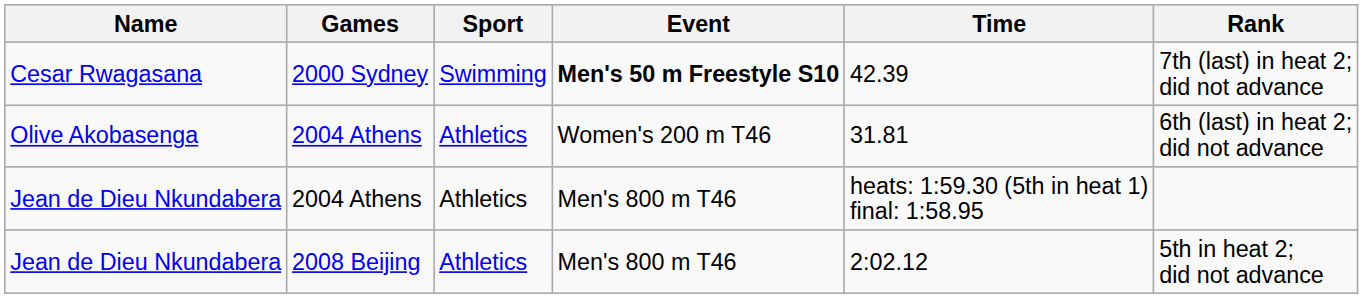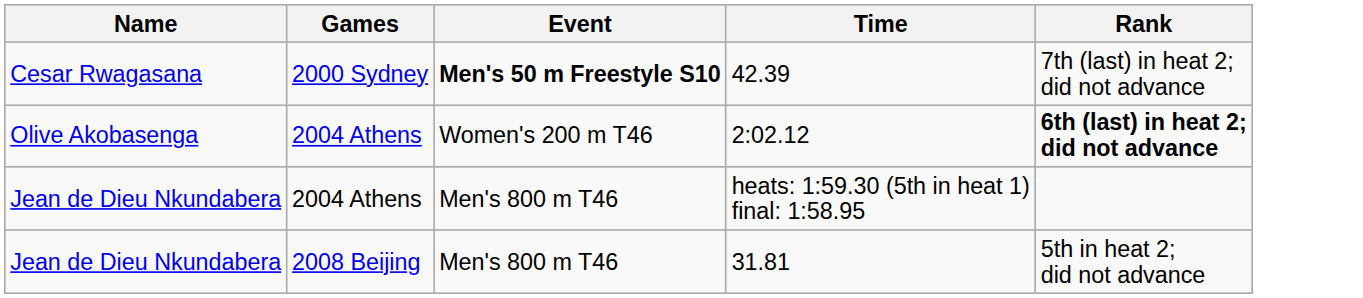- column: (493, 24)
(879, 136) 31.81 -> (771, 136) 2:02.12
(1256, 136) normal -> (1144, 136) bold
(889, 262) 2:02.12 -> (761, 262) 31.81
